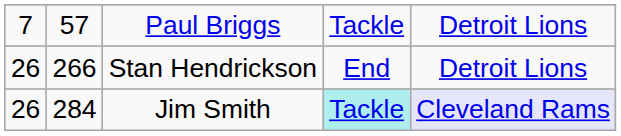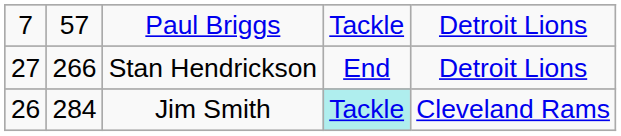(26, 67) 26 -> (26, 67) 27
(513, 109) lavender background -> (513, 109) no background
